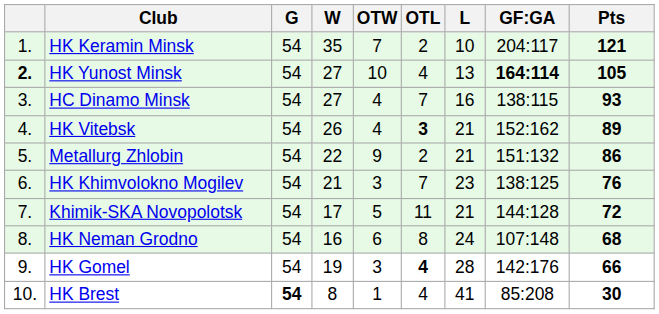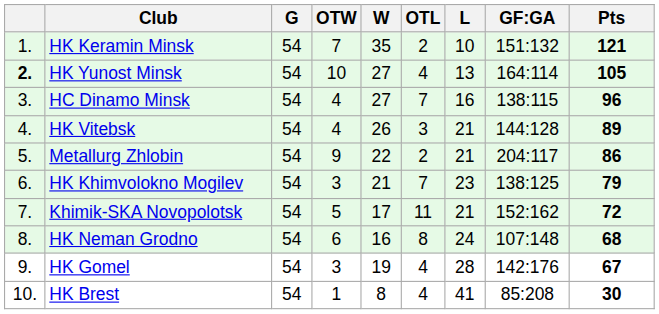columns swapped: (332, 18) <-> (377, 18)
(527, 45) 204:117 -> (527, 45) 151:132
(527, 73) bold -> (527, 73) normal
(612, 101) 93 -> (612, 101) 96
(423, 128) bold -> (423, 128) normal
(527, 128) 152:162 -> (527, 128) 144:128
(527, 156) 151:132 -> (527, 156) 204:117
(612, 184) 76 -> (612, 184) 79
(527, 211) 144:128 -> (527, 211) 152:162
(423, 267) bold -> (423, 267) normal
(612, 267) 66 -> (612, 267) 67
(292, 294) bold -> (292, 294) normal
